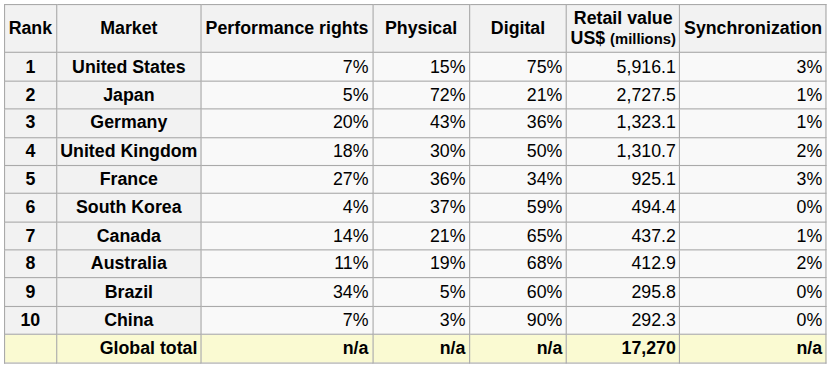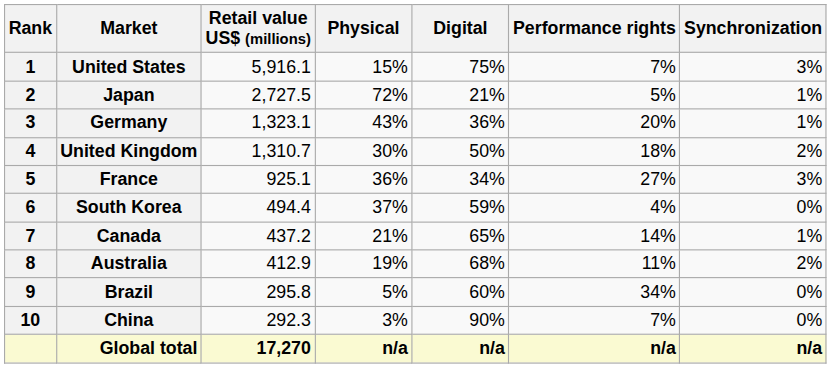columns swapped: (623, 28) <-> (287, 28)
